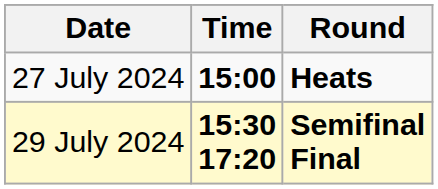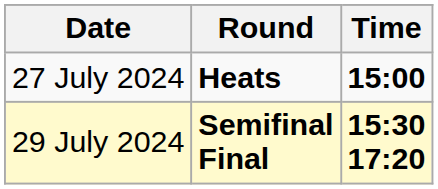columns swapped: (237, 28) <-> (358, 28)
